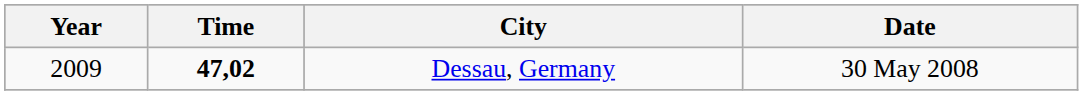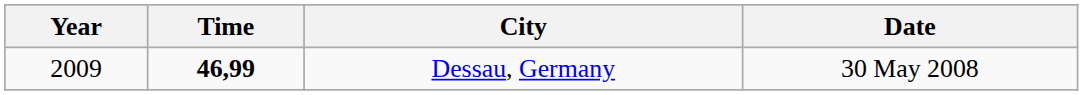(226, 68) 47,02 -> (226, 68) 46,99
